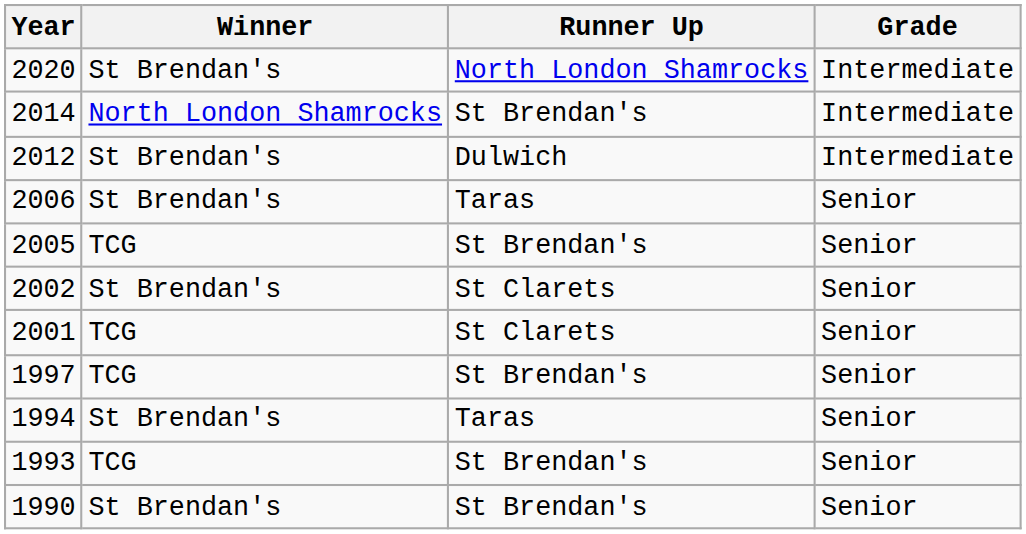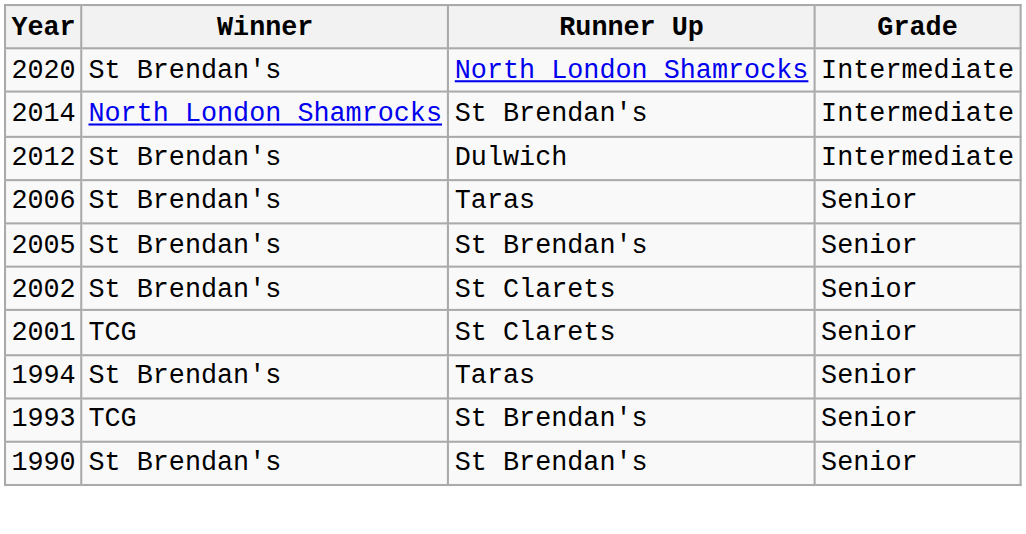(113, 245) TCG -> (185, 245) St Brendan's
- row: (44, 376)
